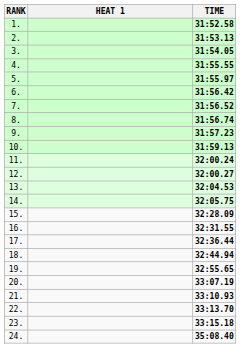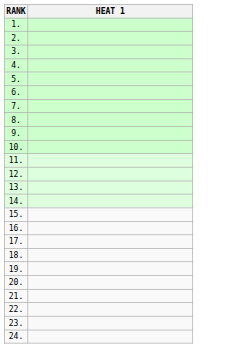- column: (214, 11)
